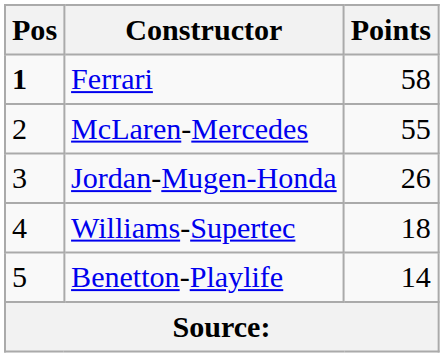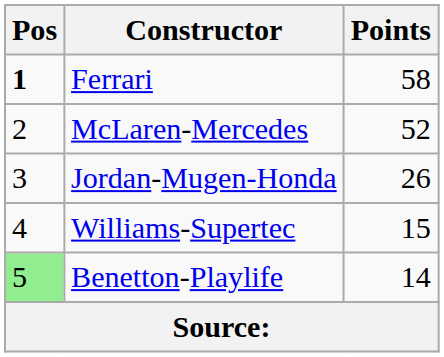(416, 128) 55 -> (416, 128) 52
(416, 227) 18 -> (416, 227) 15
(19, 277) no background -> (19, 277) lightgreen background
